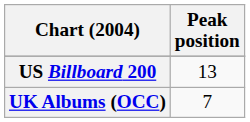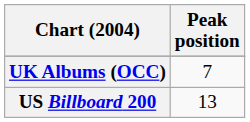rows swapped: (87, 102) <-> (87, 71)
